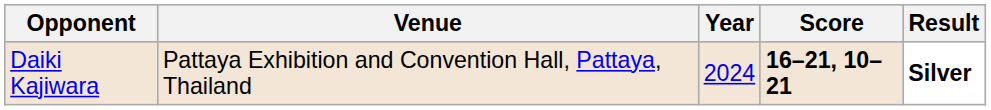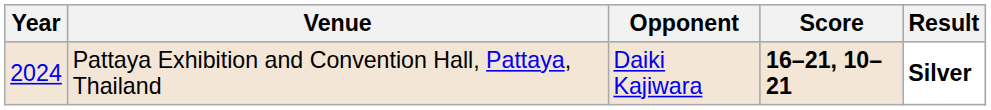columns swapped: (729, 24) <-> (81, 24)
